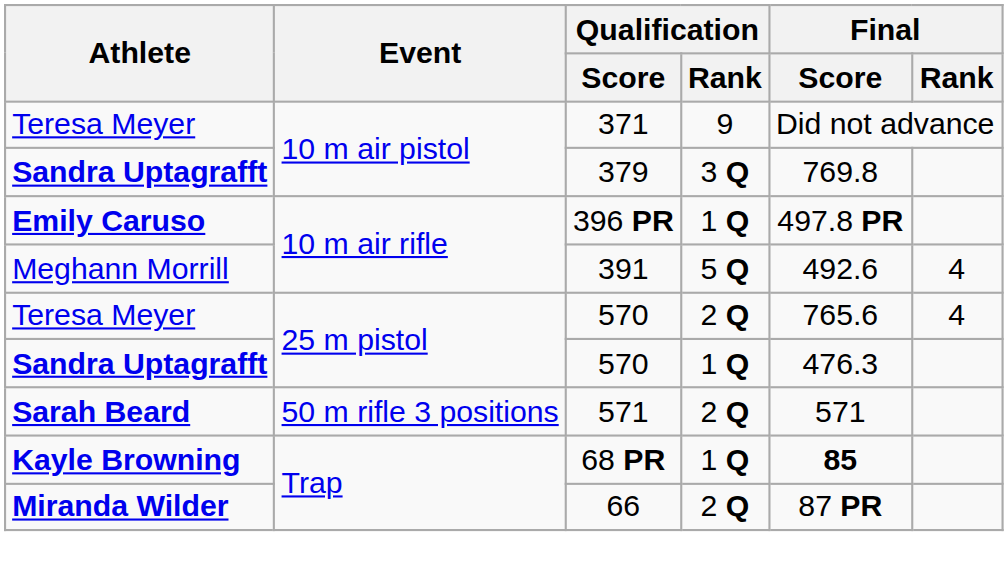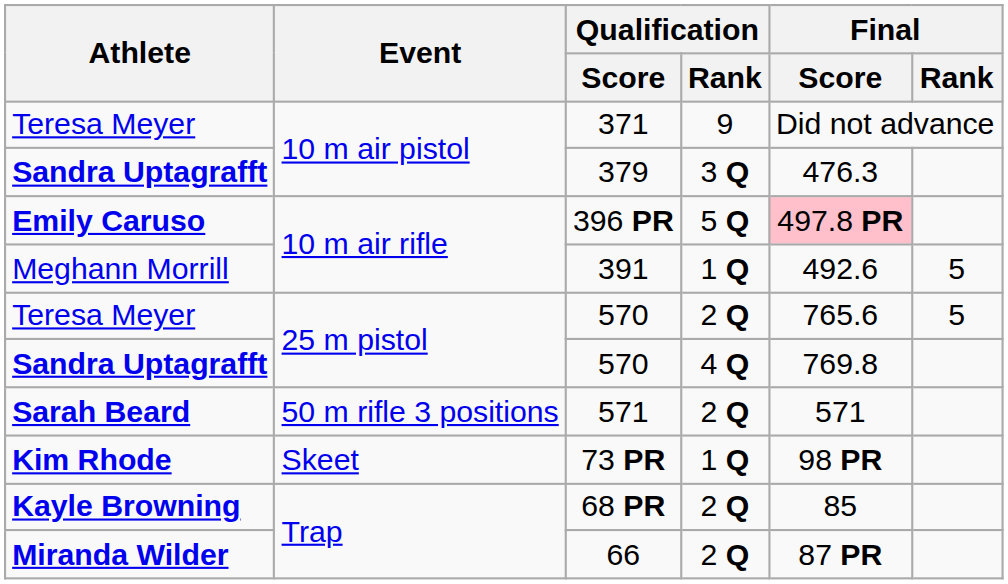(840, 173) 769.8 -> (840, 173) 476.3
(725, 220) 1 Q -> (725, 220) 5 Q
(840, 220) no background -> (840, 220) pink background
(725, 268) 5 Q -> (725, 268) 1 Q
(957, 268) 4 -> (957, 268) 5
(957, 316) 4 -> (957, 316) 5
(725, 364) 1 Q -> (725, 364) 4 Q
(840, 364) 476.3 -> (840, 364) 769.8
+ row: (92, 459)
(725, 459) 1 Q -> (725, 507) 2 Q
(840, 459) bold -> (840, 507) normal
